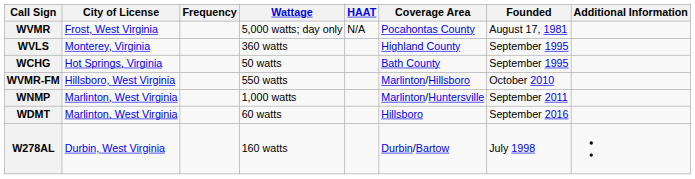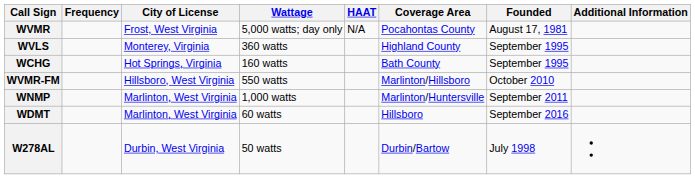columns swapped: (121, 13) <-> (210, 13)
(262, 64) 50 watts -> (265, 64) 160 watts
(265, 148) 160 watts -> (262, 148) 50 watts
